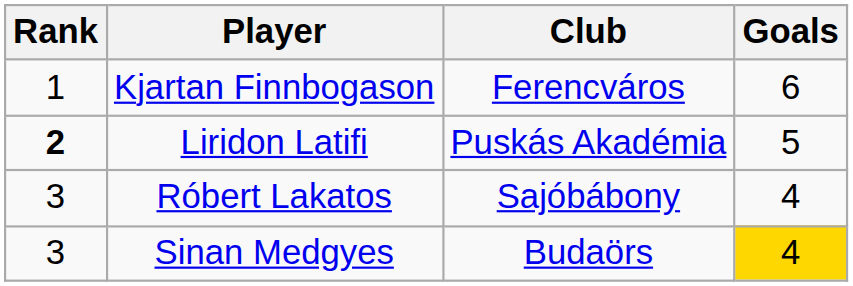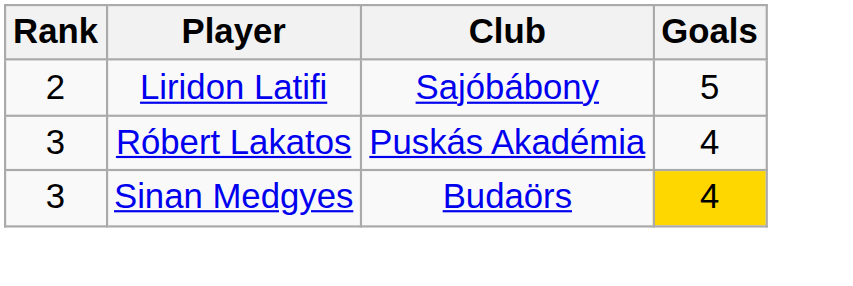- row: (274, 87)
(56, 142) bold -> (56, 87) normal
(588, 142) Puskás Akadémia -> (507, 87) Sajóbábony
(588, 197) Sajóbábony -> (507, 142) Puskás Akadémia
